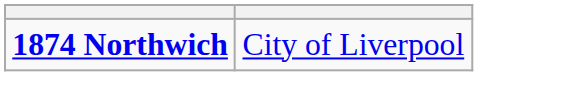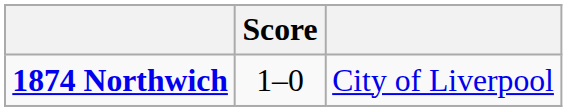+ column: (280, 29)
